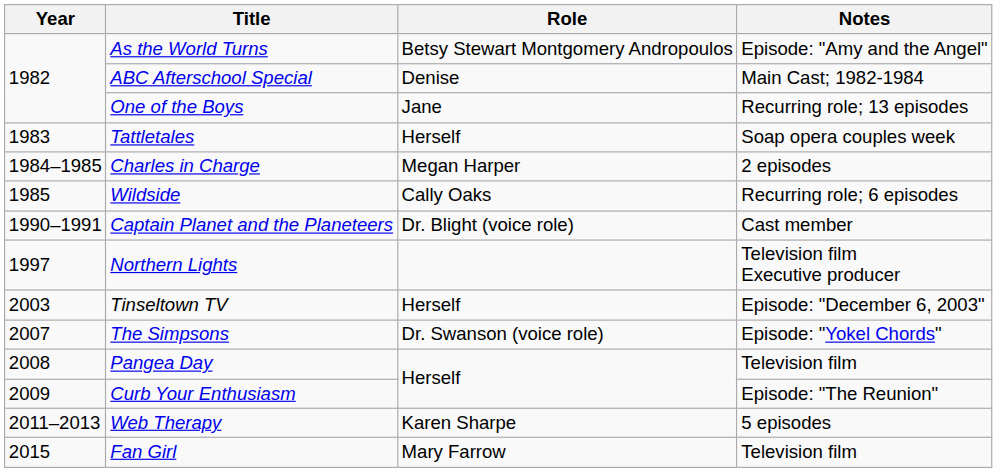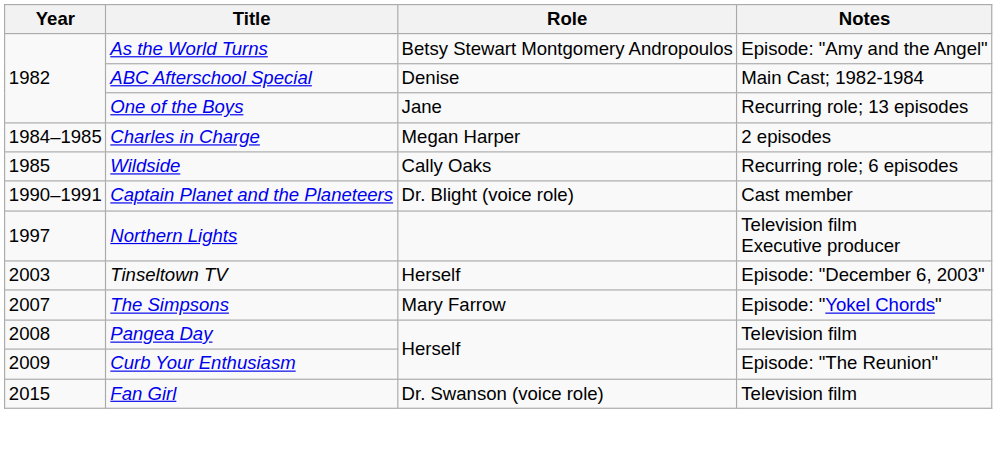- row: (152, 136)
(503, 334) Dr. Swanson (voice role) -> (454, 305) Mary Farrow
- row: (166, 422)
(454, 452) Mary Farrow -> (503, 393) Dr. Swanson (voice role)
